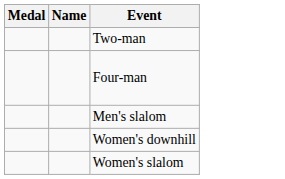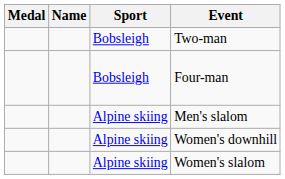+ column: (130, 16)
